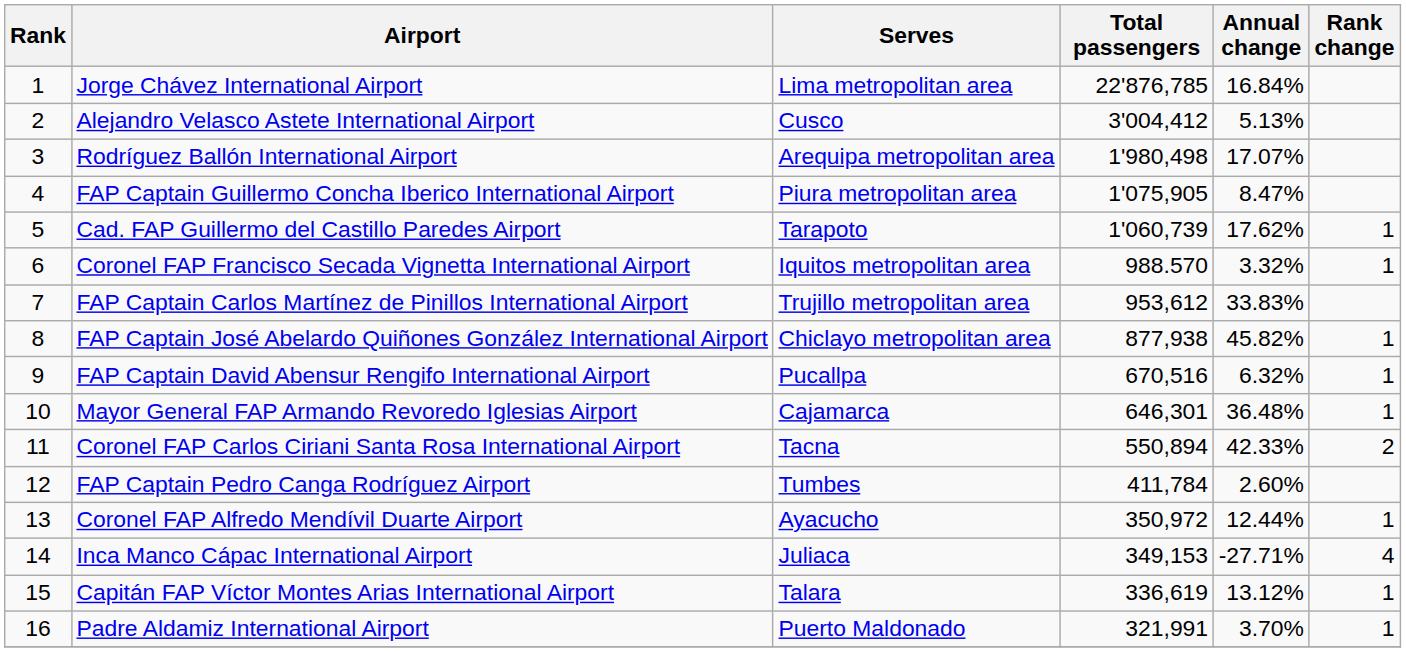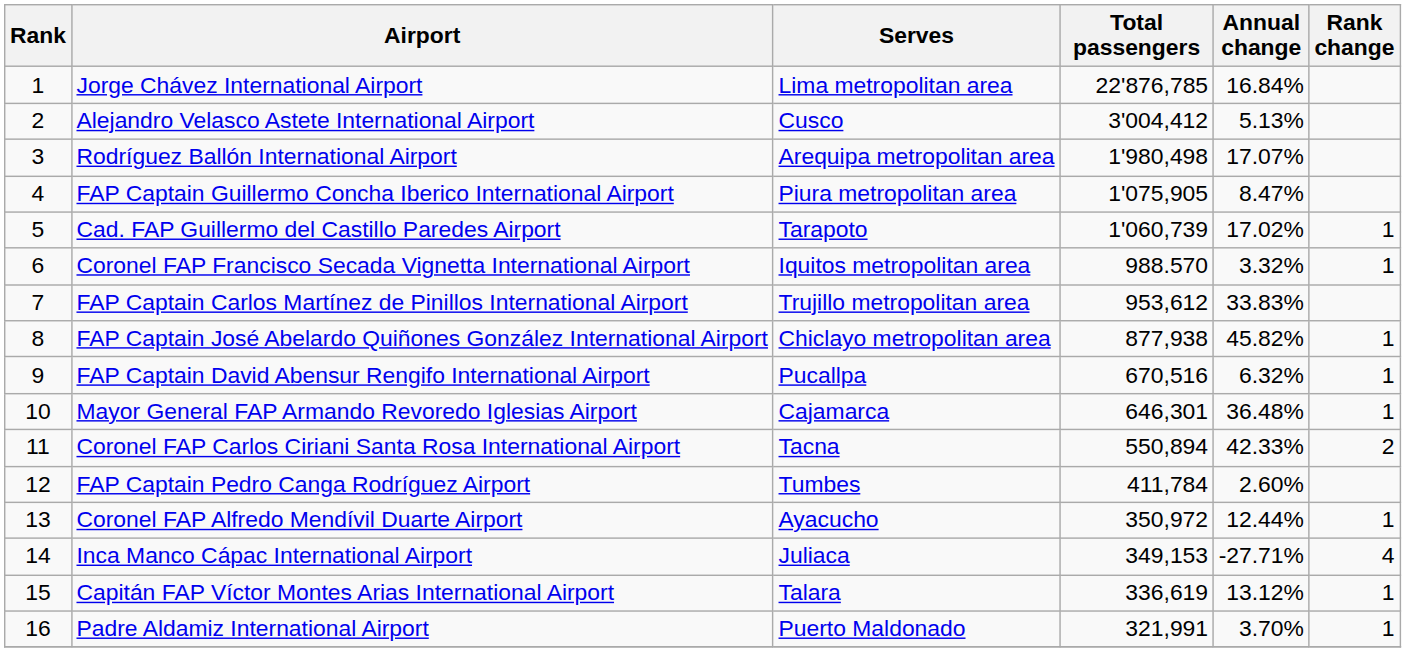(1265, 229) 17.62% -> (1265, 229) 17.02%
